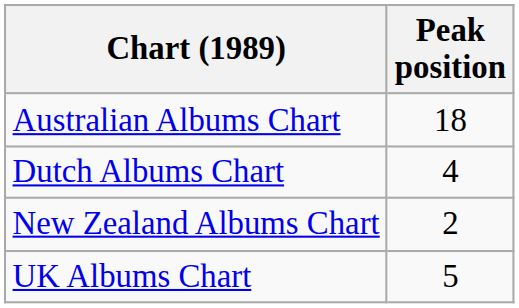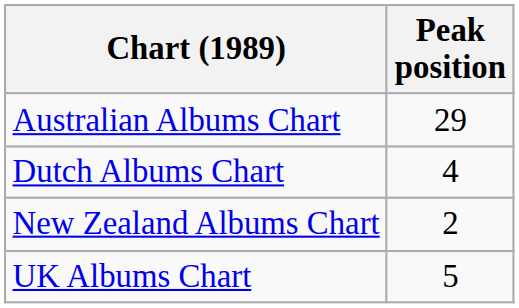(450, 119) 18 -> (450, 119) 29
